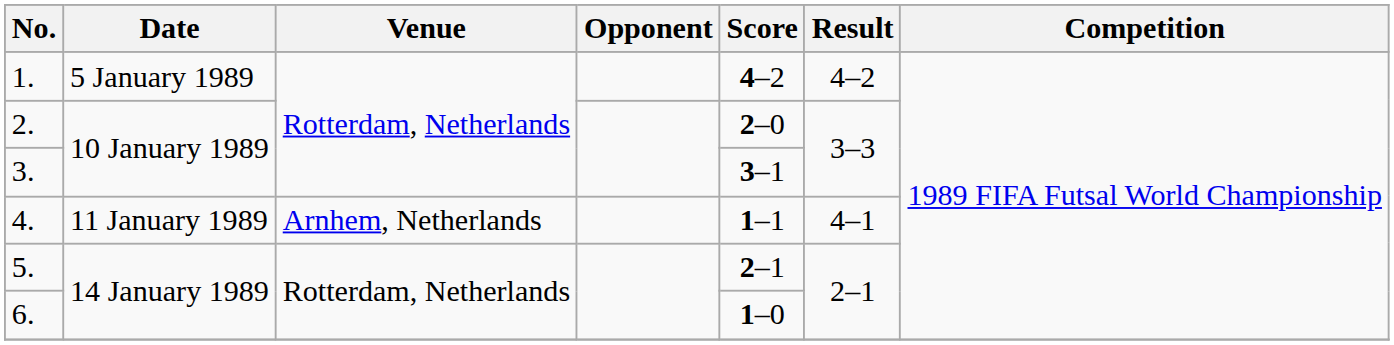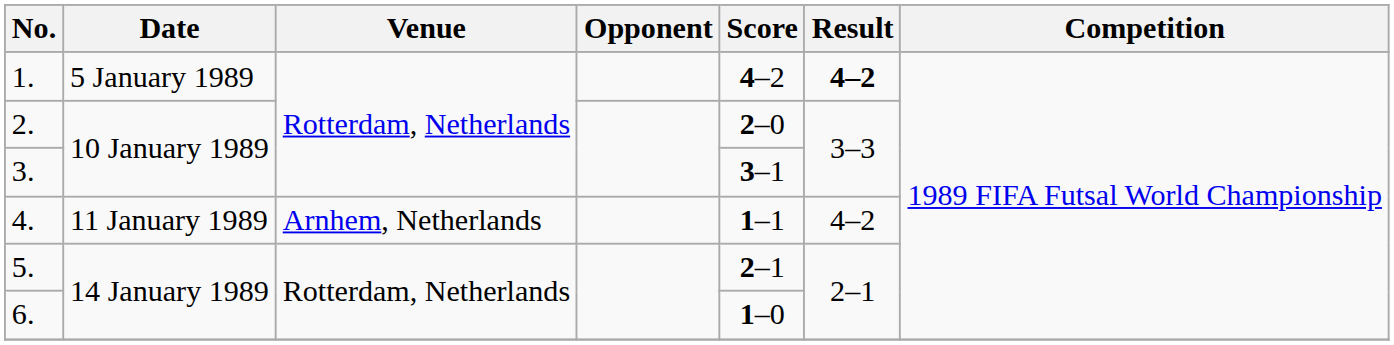(853, 76) normal -> (853, 76) bold
(853, 219) 4–1 -> (853, 219) 4–2
